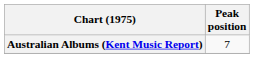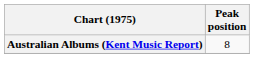(227, 44) 7 -> (227, 44) 8
